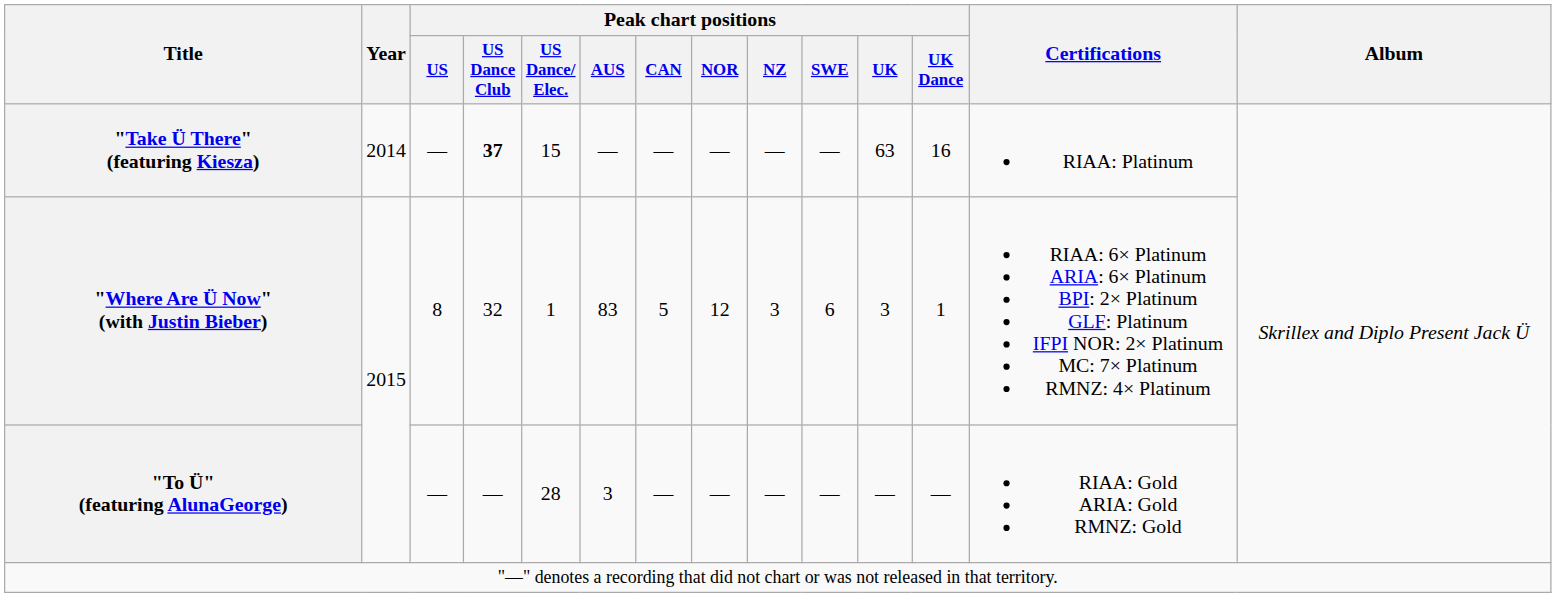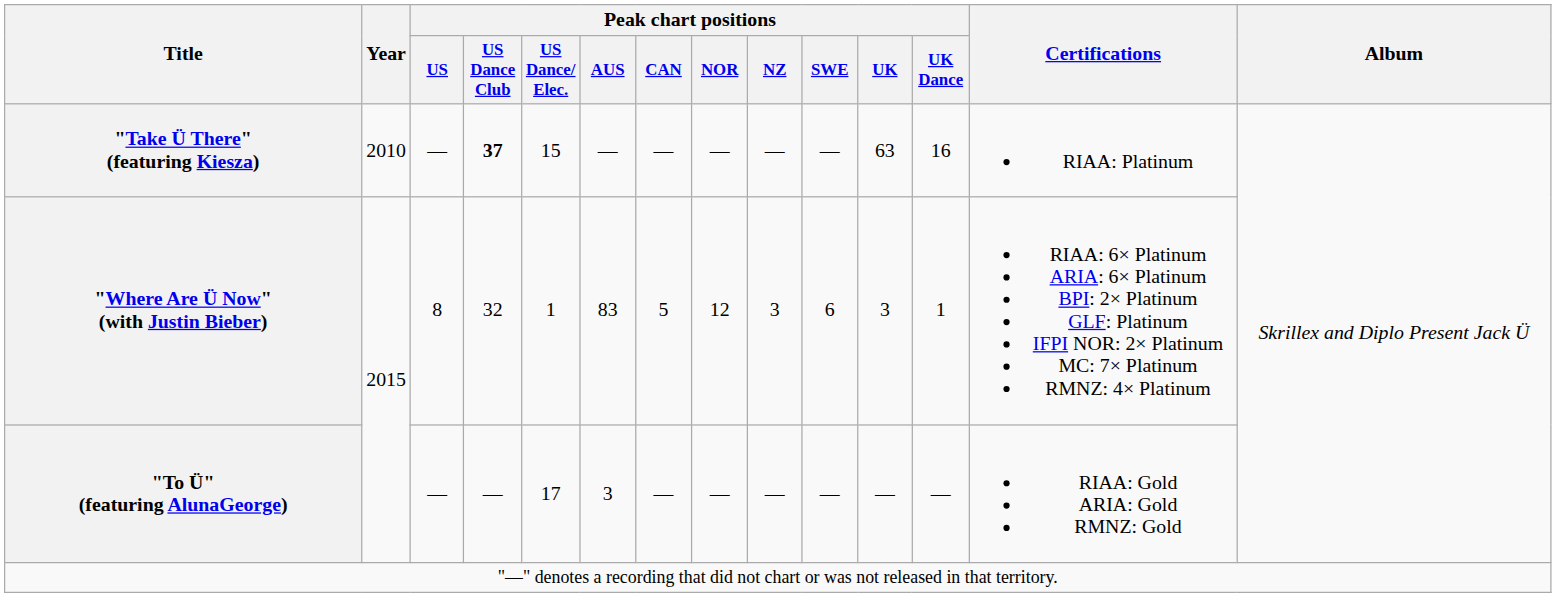(386, 150) 2014 -> (386, 150) 2010
(551, 493) 28 -> (551, 493) 17
